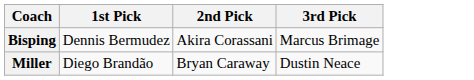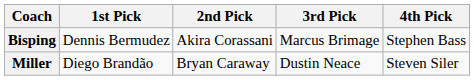+ column: (426, 16)
